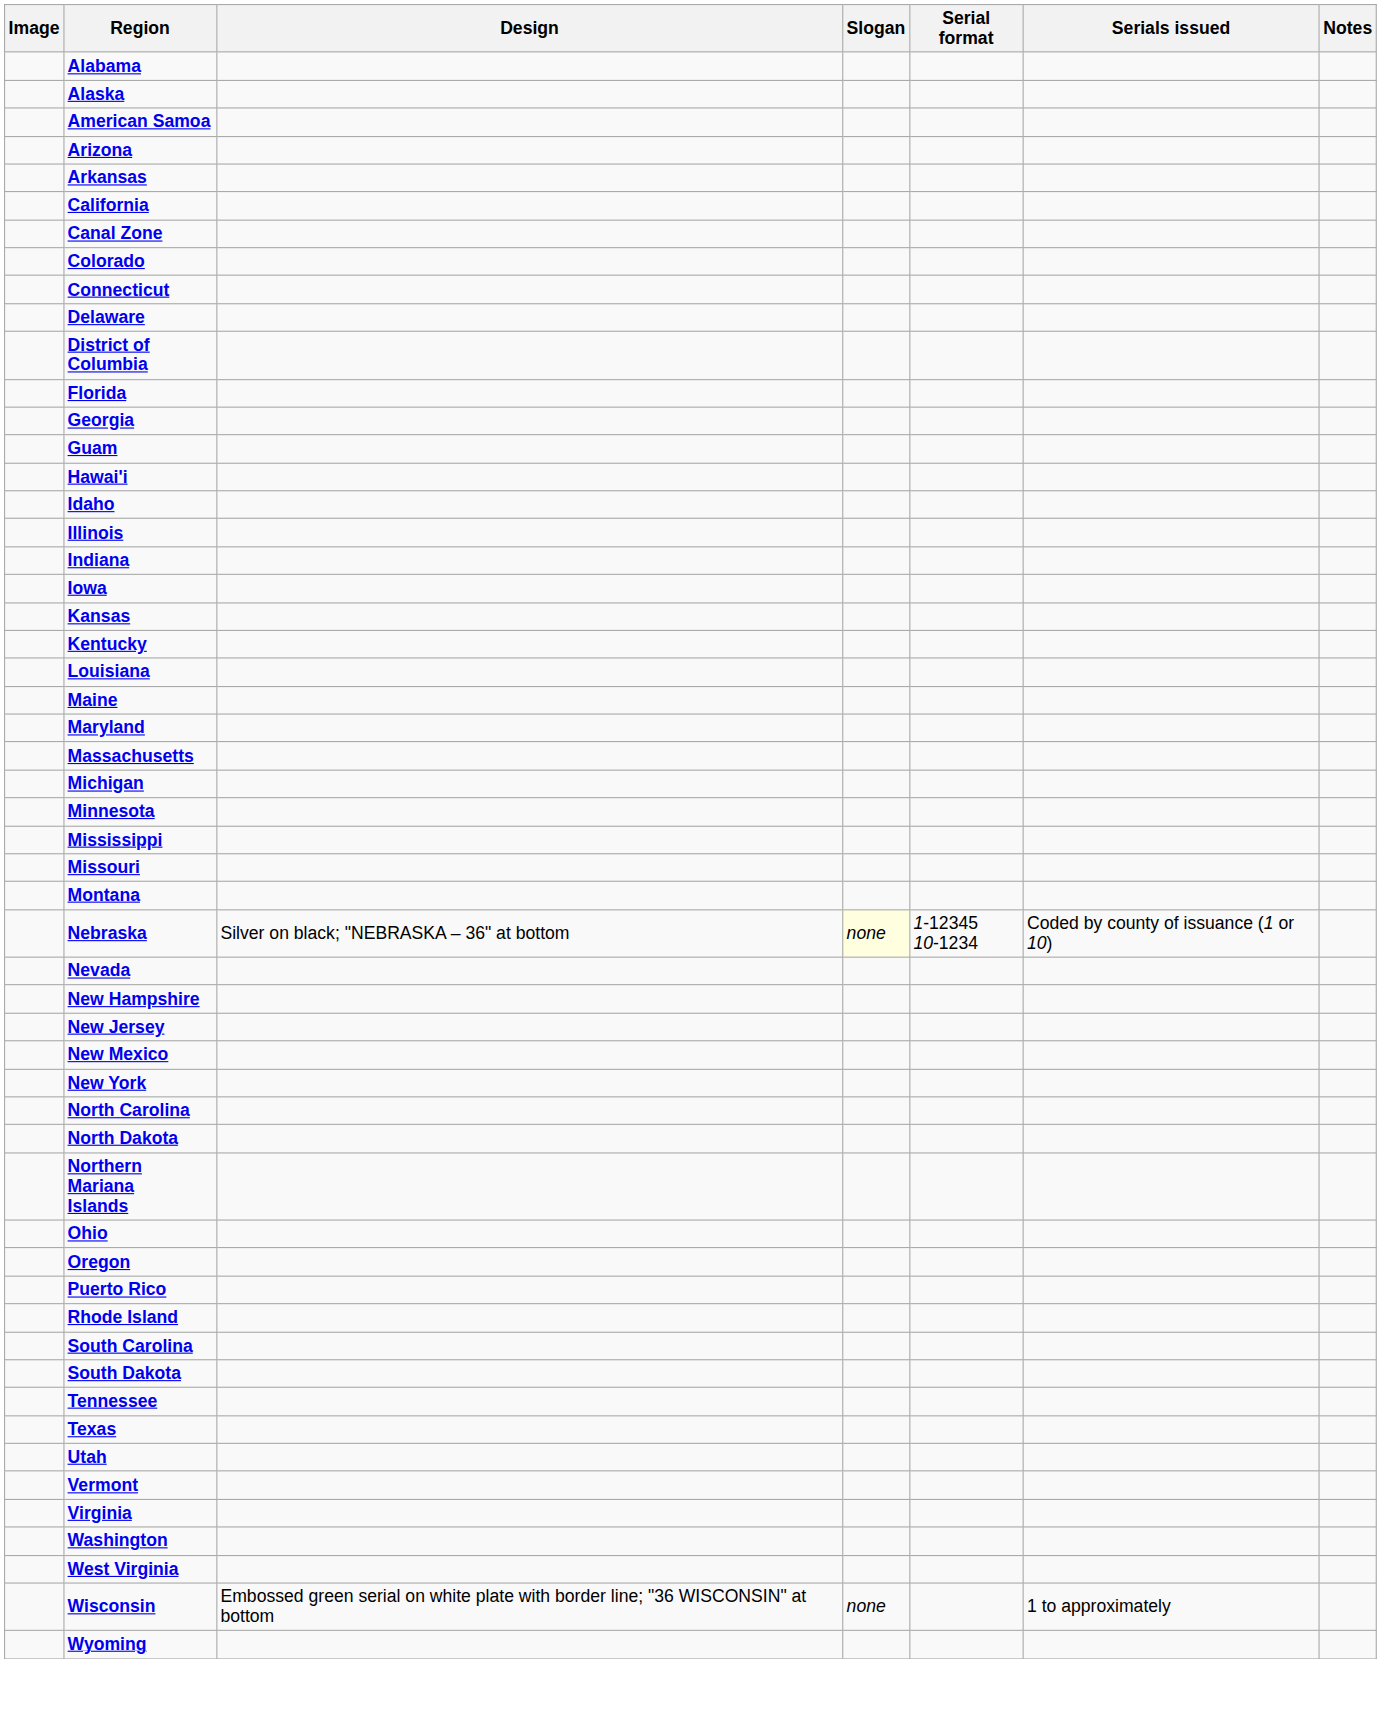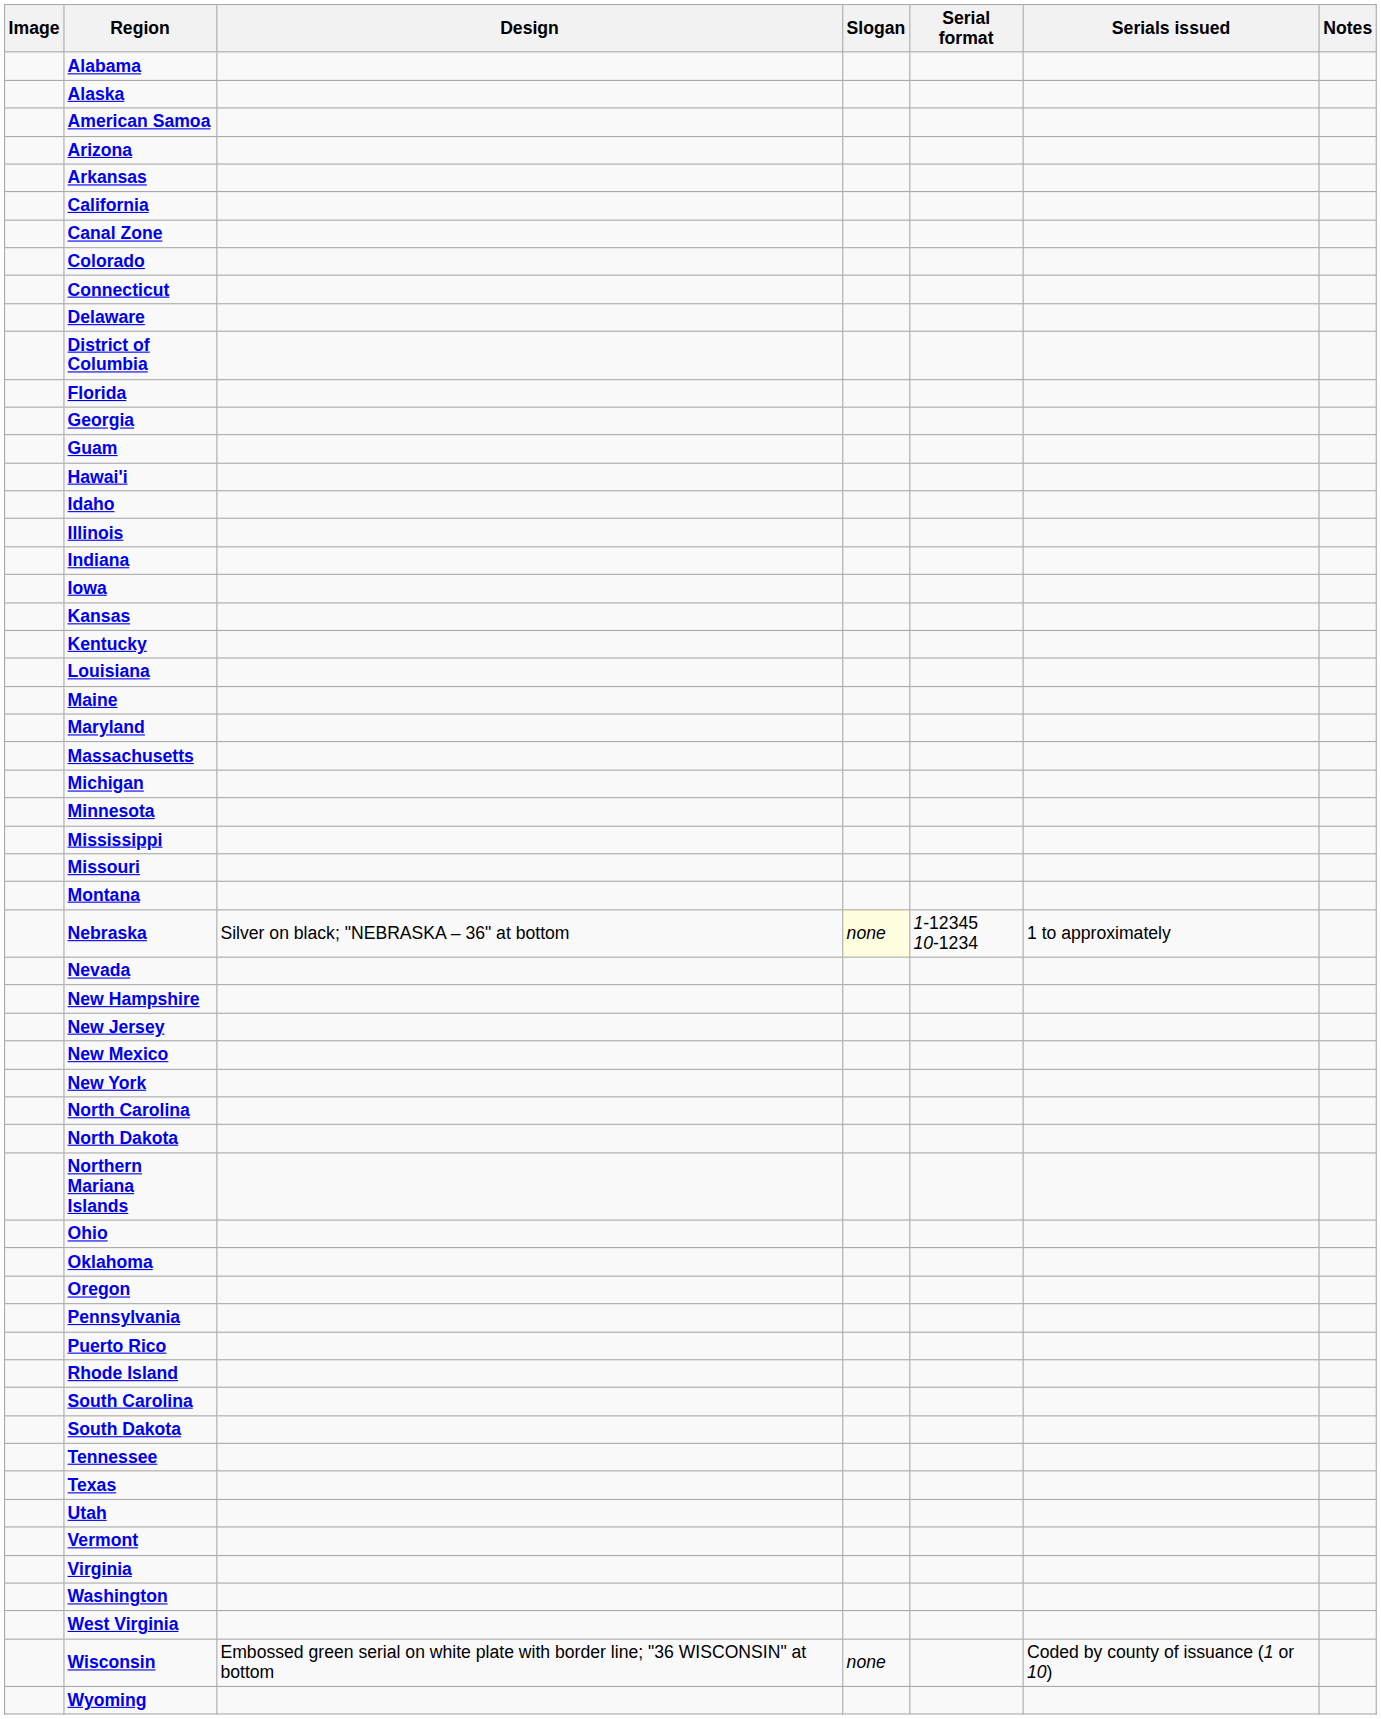(1161, 933) Coded by county of issuance (1 or 10) -> (1099, 933) 1 to approximately
+ row: (110, 1261)
+ row: (124, 1317)
(1099, 1606) 1 to approximately -> (1161, 1662) Coded by county of issuance (1 or 10)
